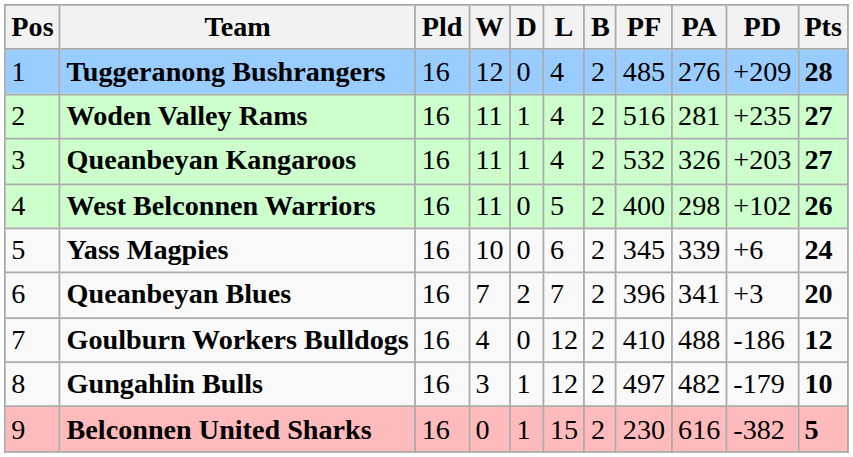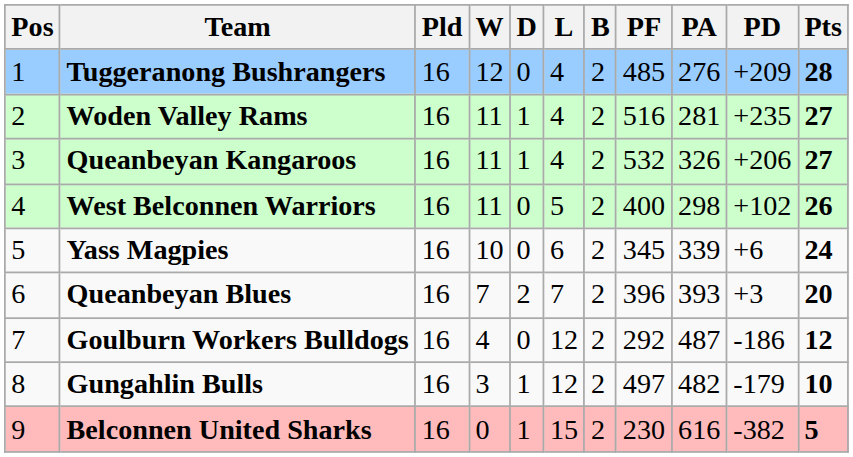(762, 160) +203 -> (762, 160) +206
(699, 294) 341 -> (699, 294) 393
(644, 339) 410 -> (644, 339) 292
(699, 339) 488 -> (699, 339) 487
